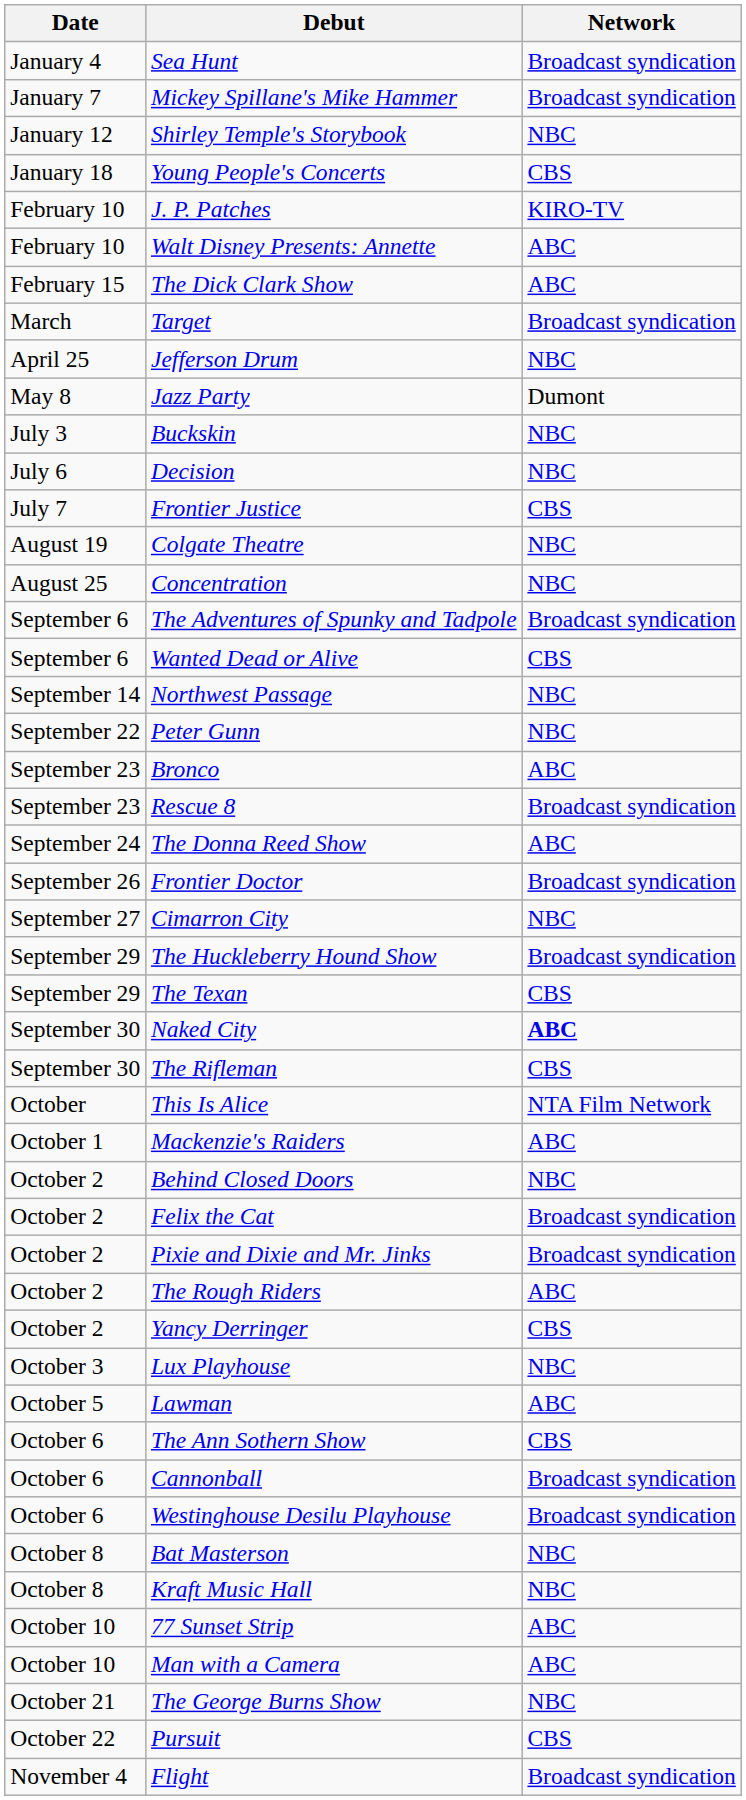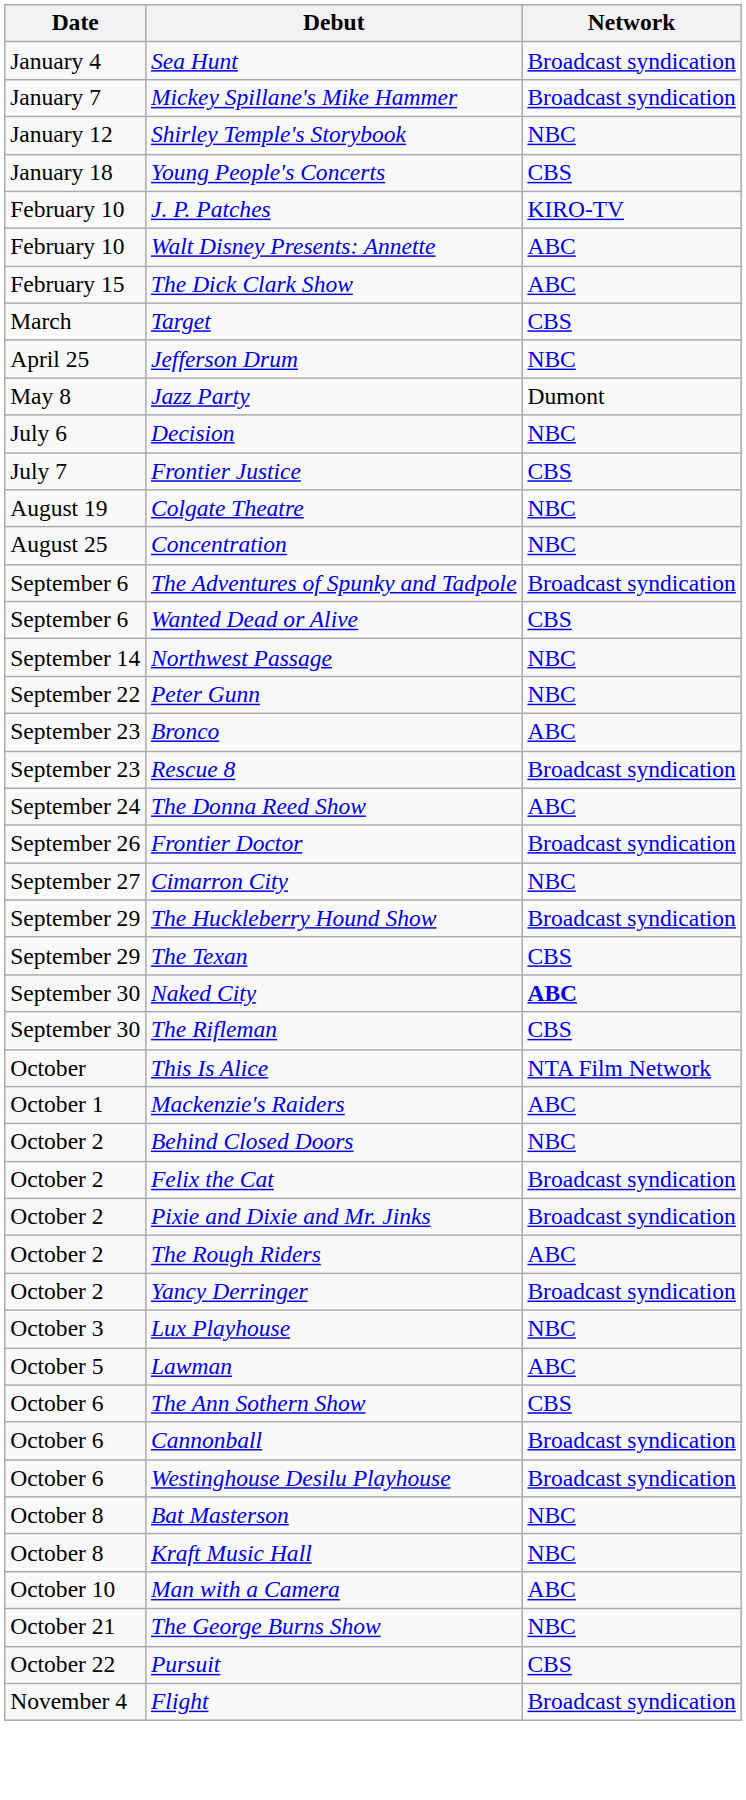(632, 321) Broadcast syndication -> (550, 321) CBS
- row: (193, 433)
(550, 1328) CBS -> (632, 1291) Broadcast syndication
- row: (222, 1627)
